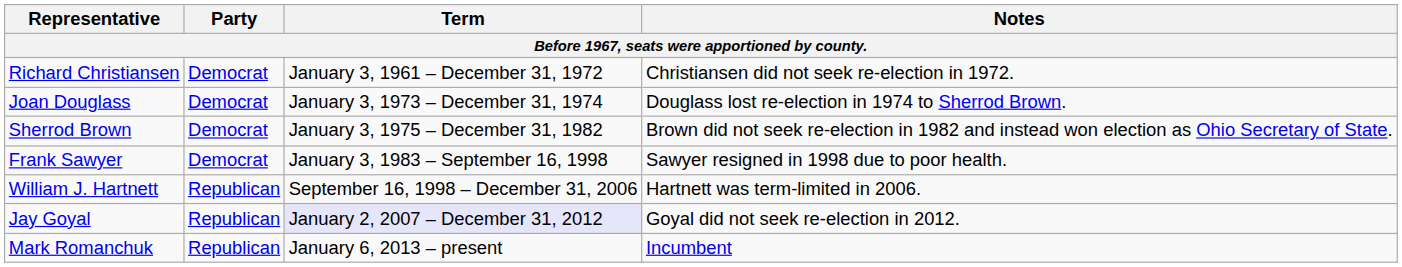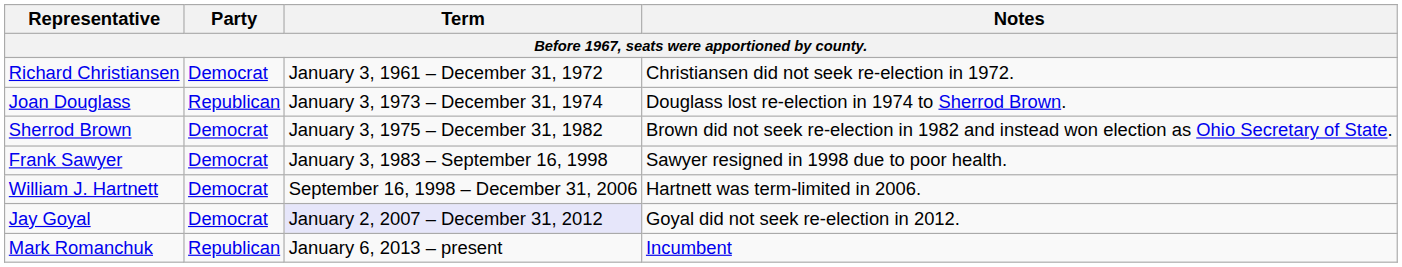(228, 101) Democrat -> (234, 101) Republican
(234, 189) Republican -> (228, 189) Democrat
(234, 218) Republican -> (228, 218) Democrat
